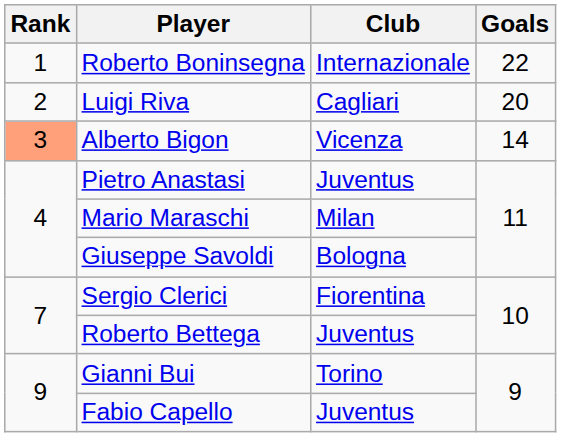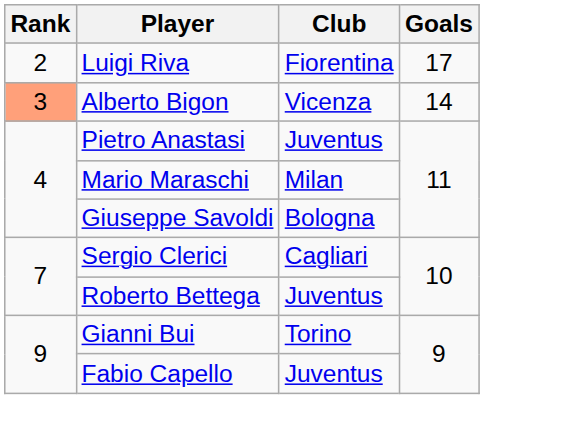- row: (193, 62)
(358, 101) Cagliari -> (339, 62) Fiorentina
(515, 101) 20 -> (439, 62) 17
(370, 295) Fiorentina -> (326, 256) Cagliari
